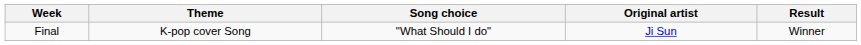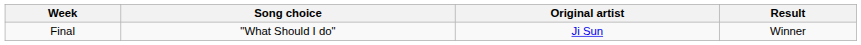- column: (205, 13)
